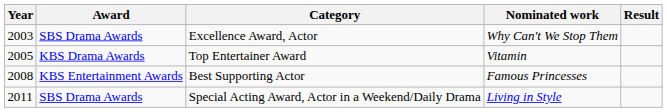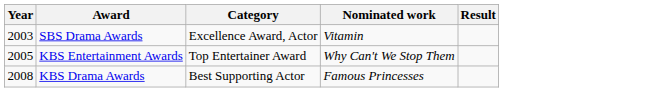(552, 35) Why Can't We Stop Them -> (343, 35) Vitamin
(92, 55) KBS Drama Awards -> (111, 55) KBS Entertainment Awards
(507, 55) Vitamin -> (389, 55) Why Can't We Stop Them
(111, 76) KBS Entertainment Awards -> (92, 76) KBS Drama Awards
- row: (335, 96)
